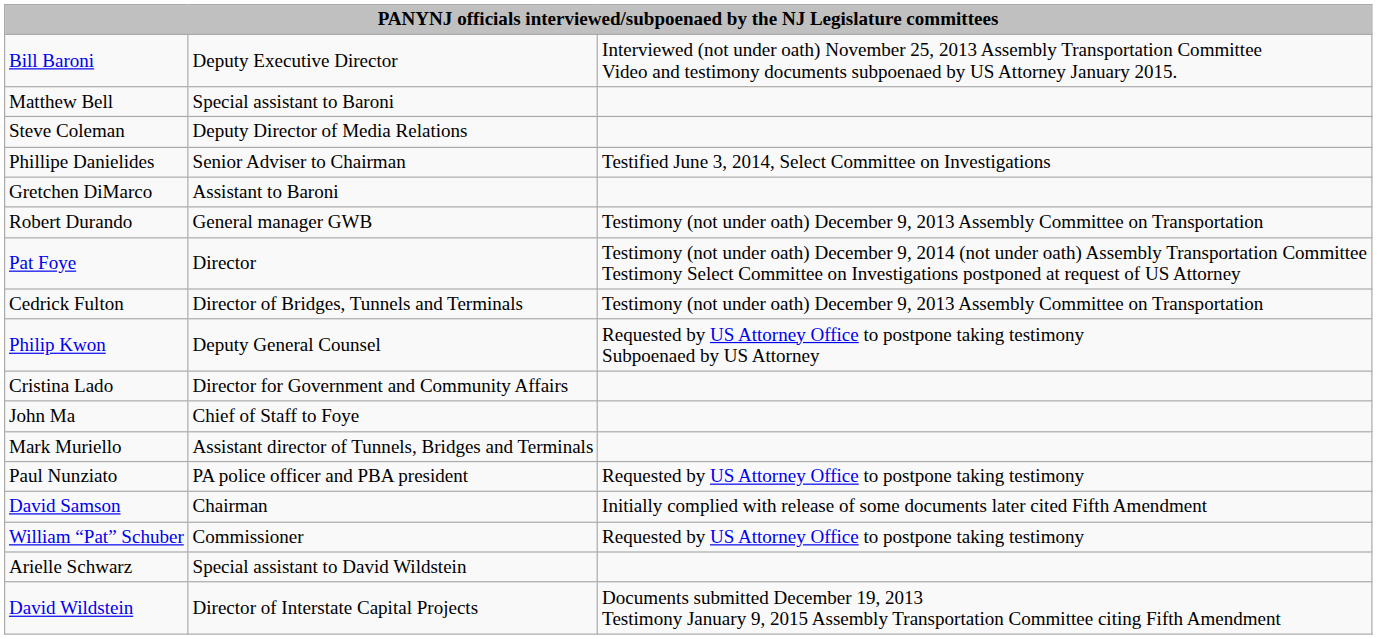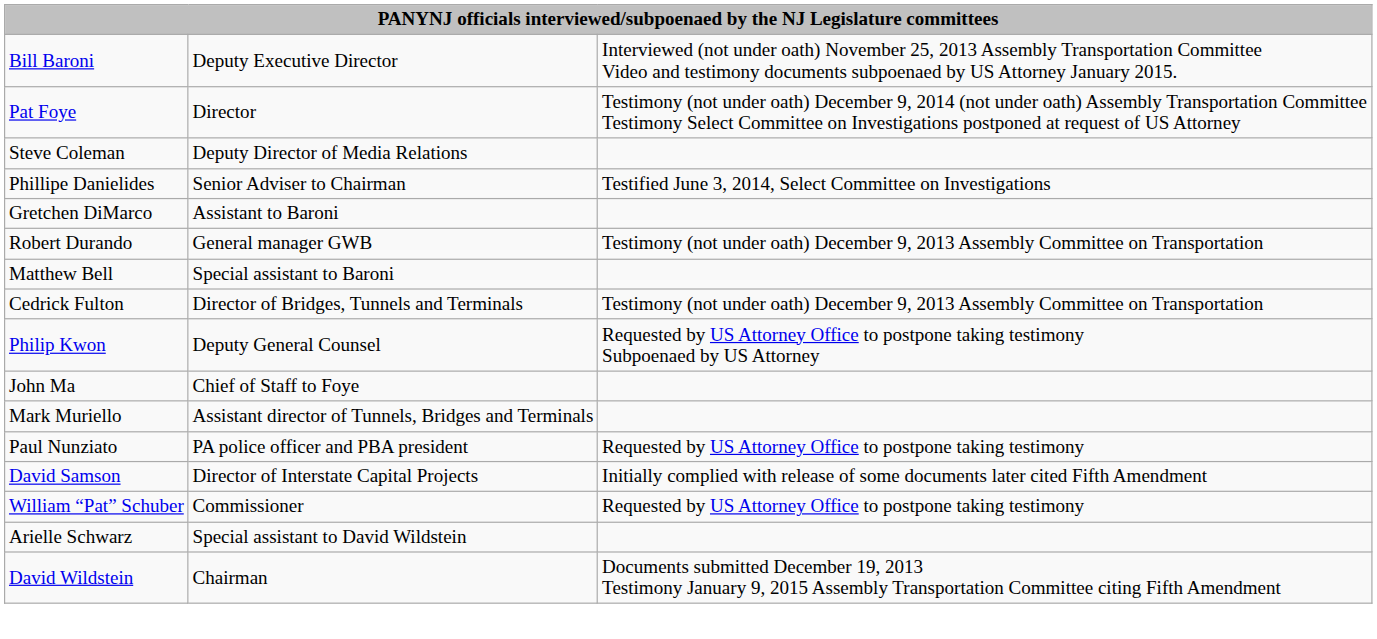rows swapped: (61, 101) <-> (43, 263)
- row: (61, 385)
(230, 506) Chairman -> (335, 476) Director of Interstate Capital Projects
(335, 607) Director of Interstate Capital Projects -> (230, 577) Chairman
